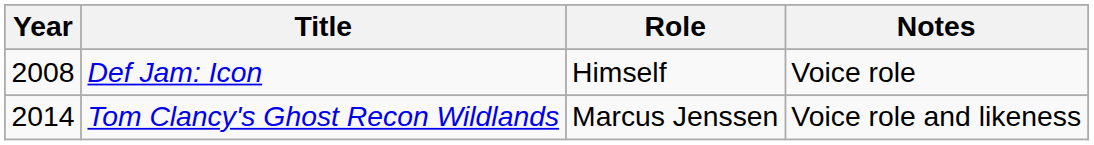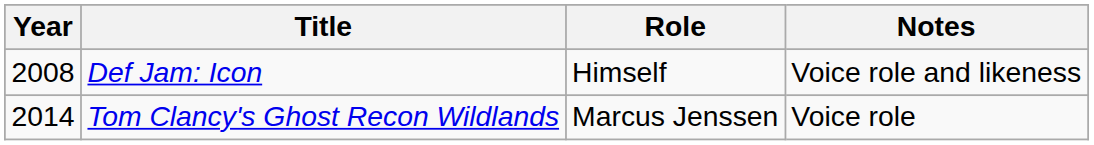(854, 71) Voice role -> (936, 71) Voice role and likeness
(936, 116) Voice role and likeness -> (854, 116) Voice role
